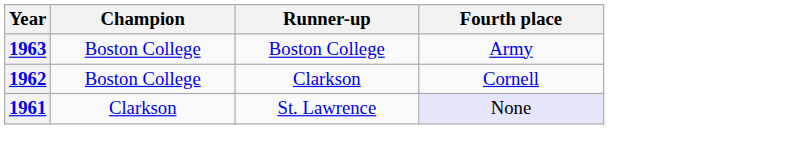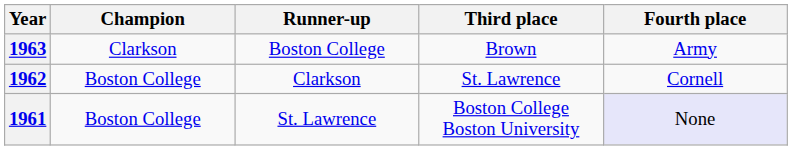+ column: (511, 19)
(143, 49) Boston College -> (143, 49) Clarkson
(143, 108) Clarkson -> (143, 118) Boston College
